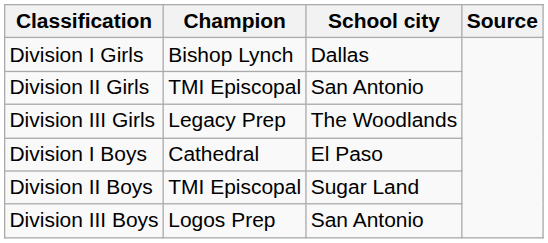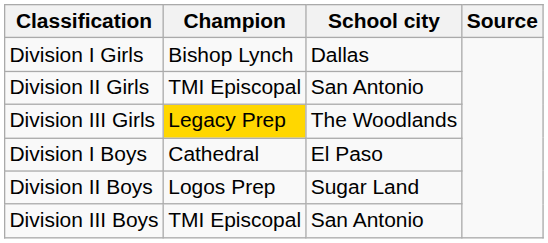(227, 120) no background -> (227, 120) gold background
(235, 187) TMI Episcopal -> (222, 187) Logos Prep
(222, 220) Logos Prep -> (235, 220) TMI Episcopal
